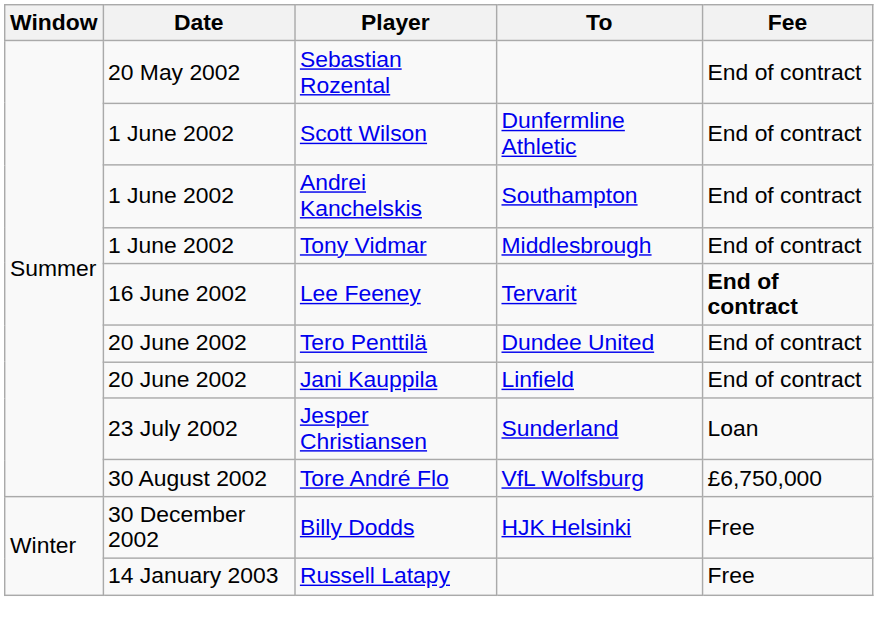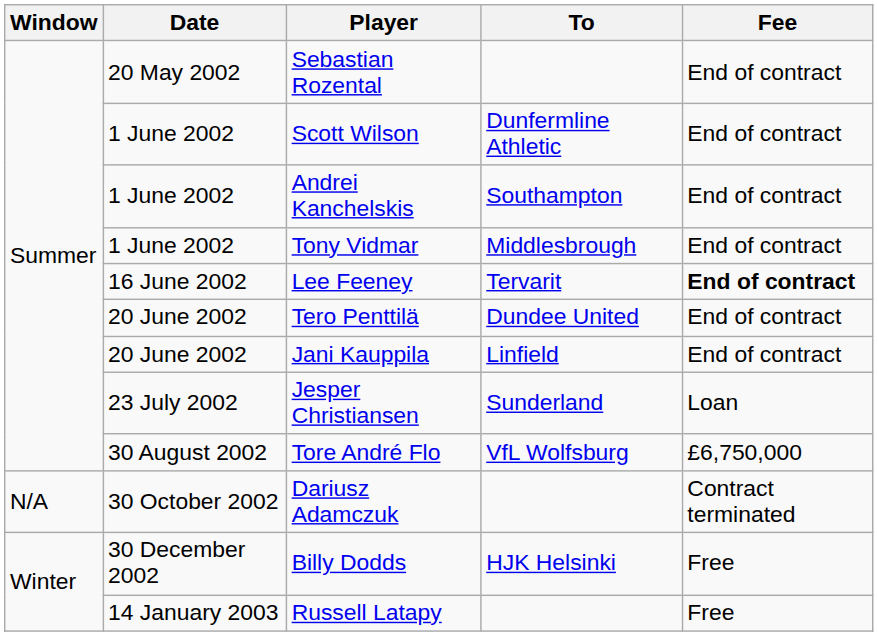+ row: (345, 501)
